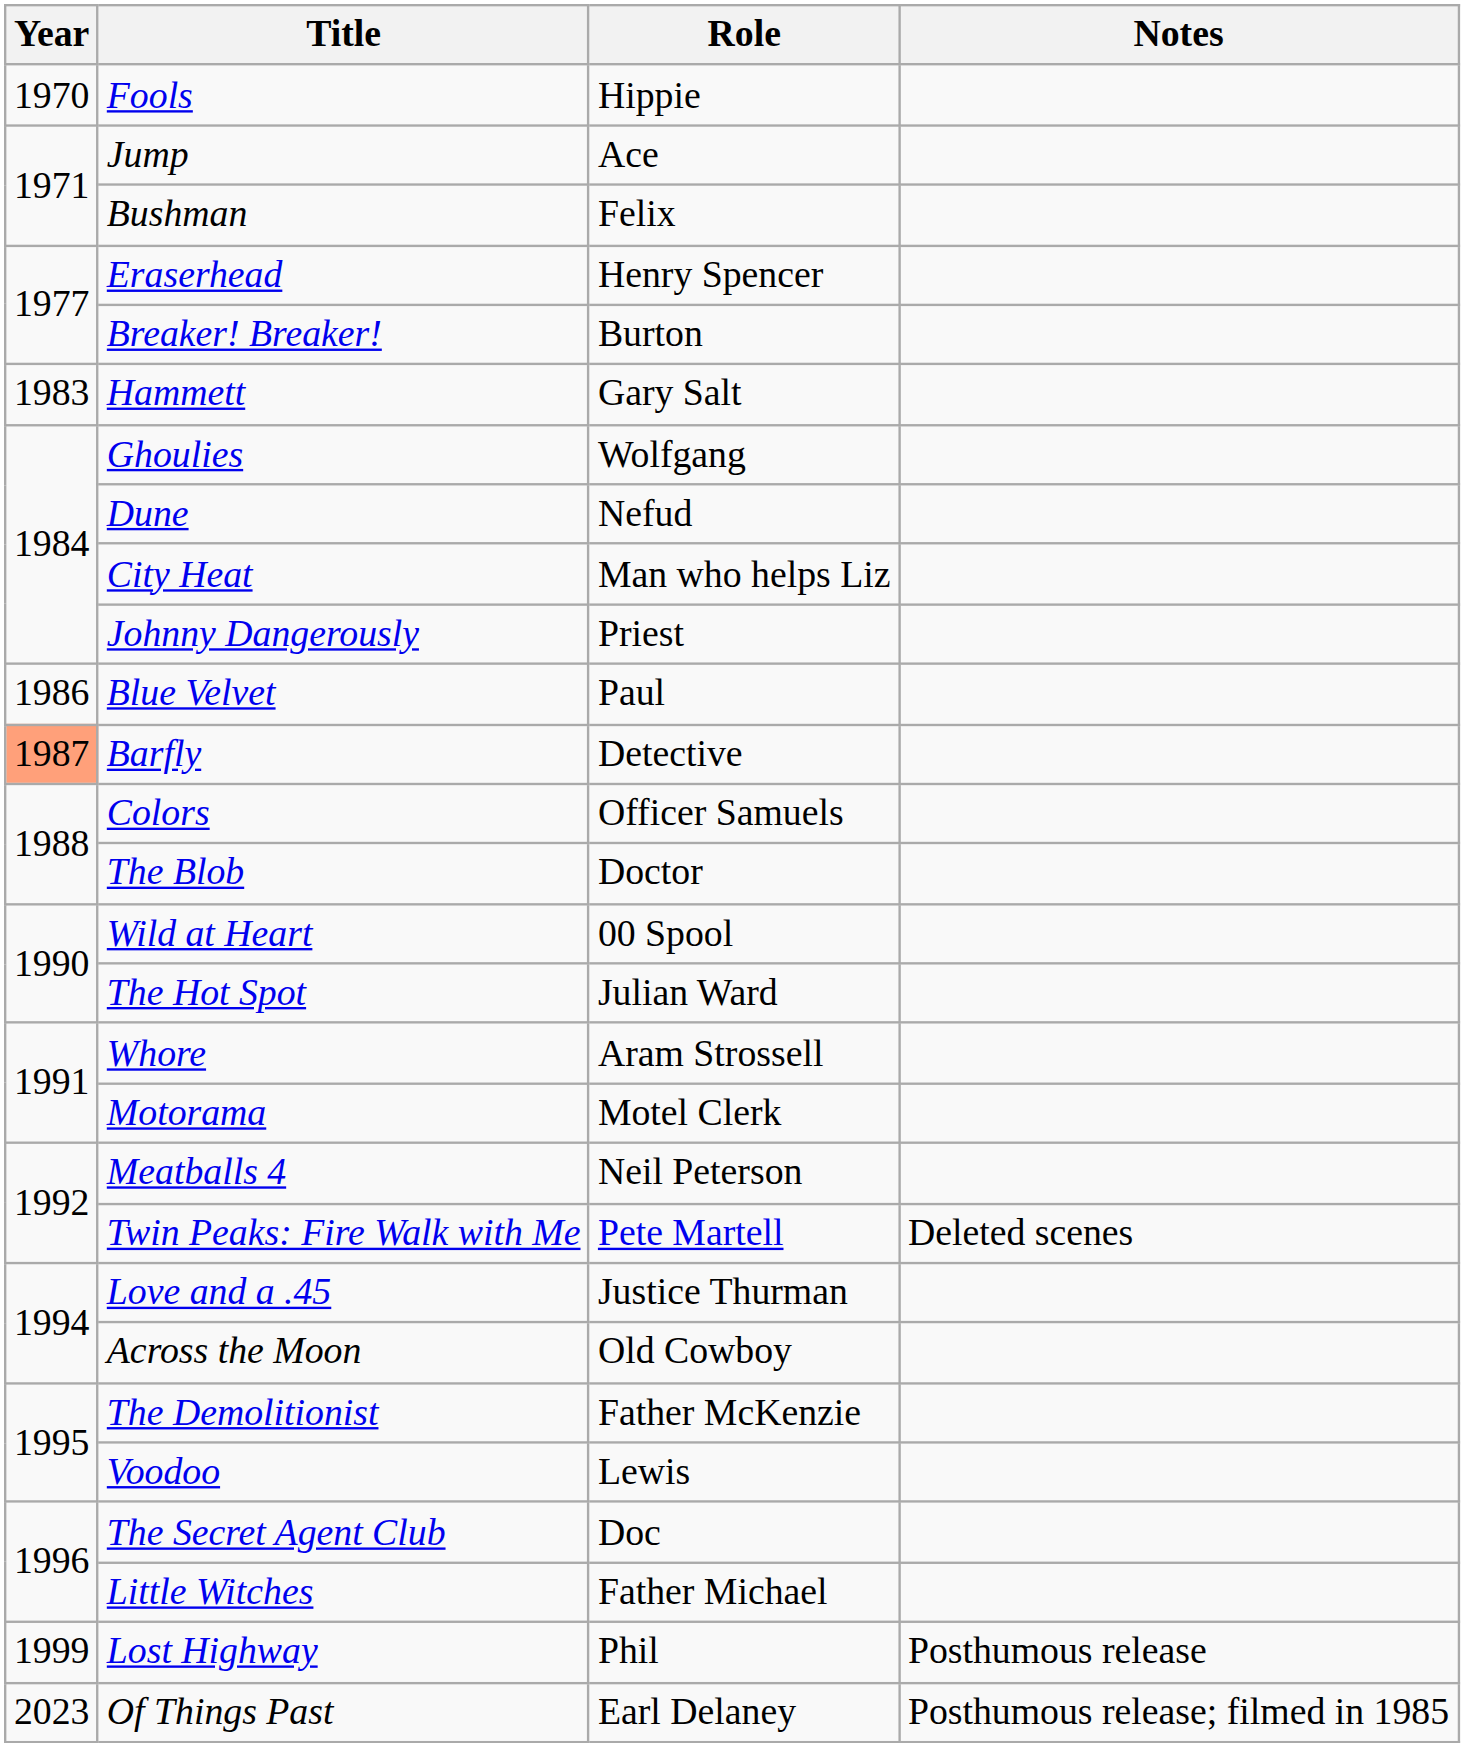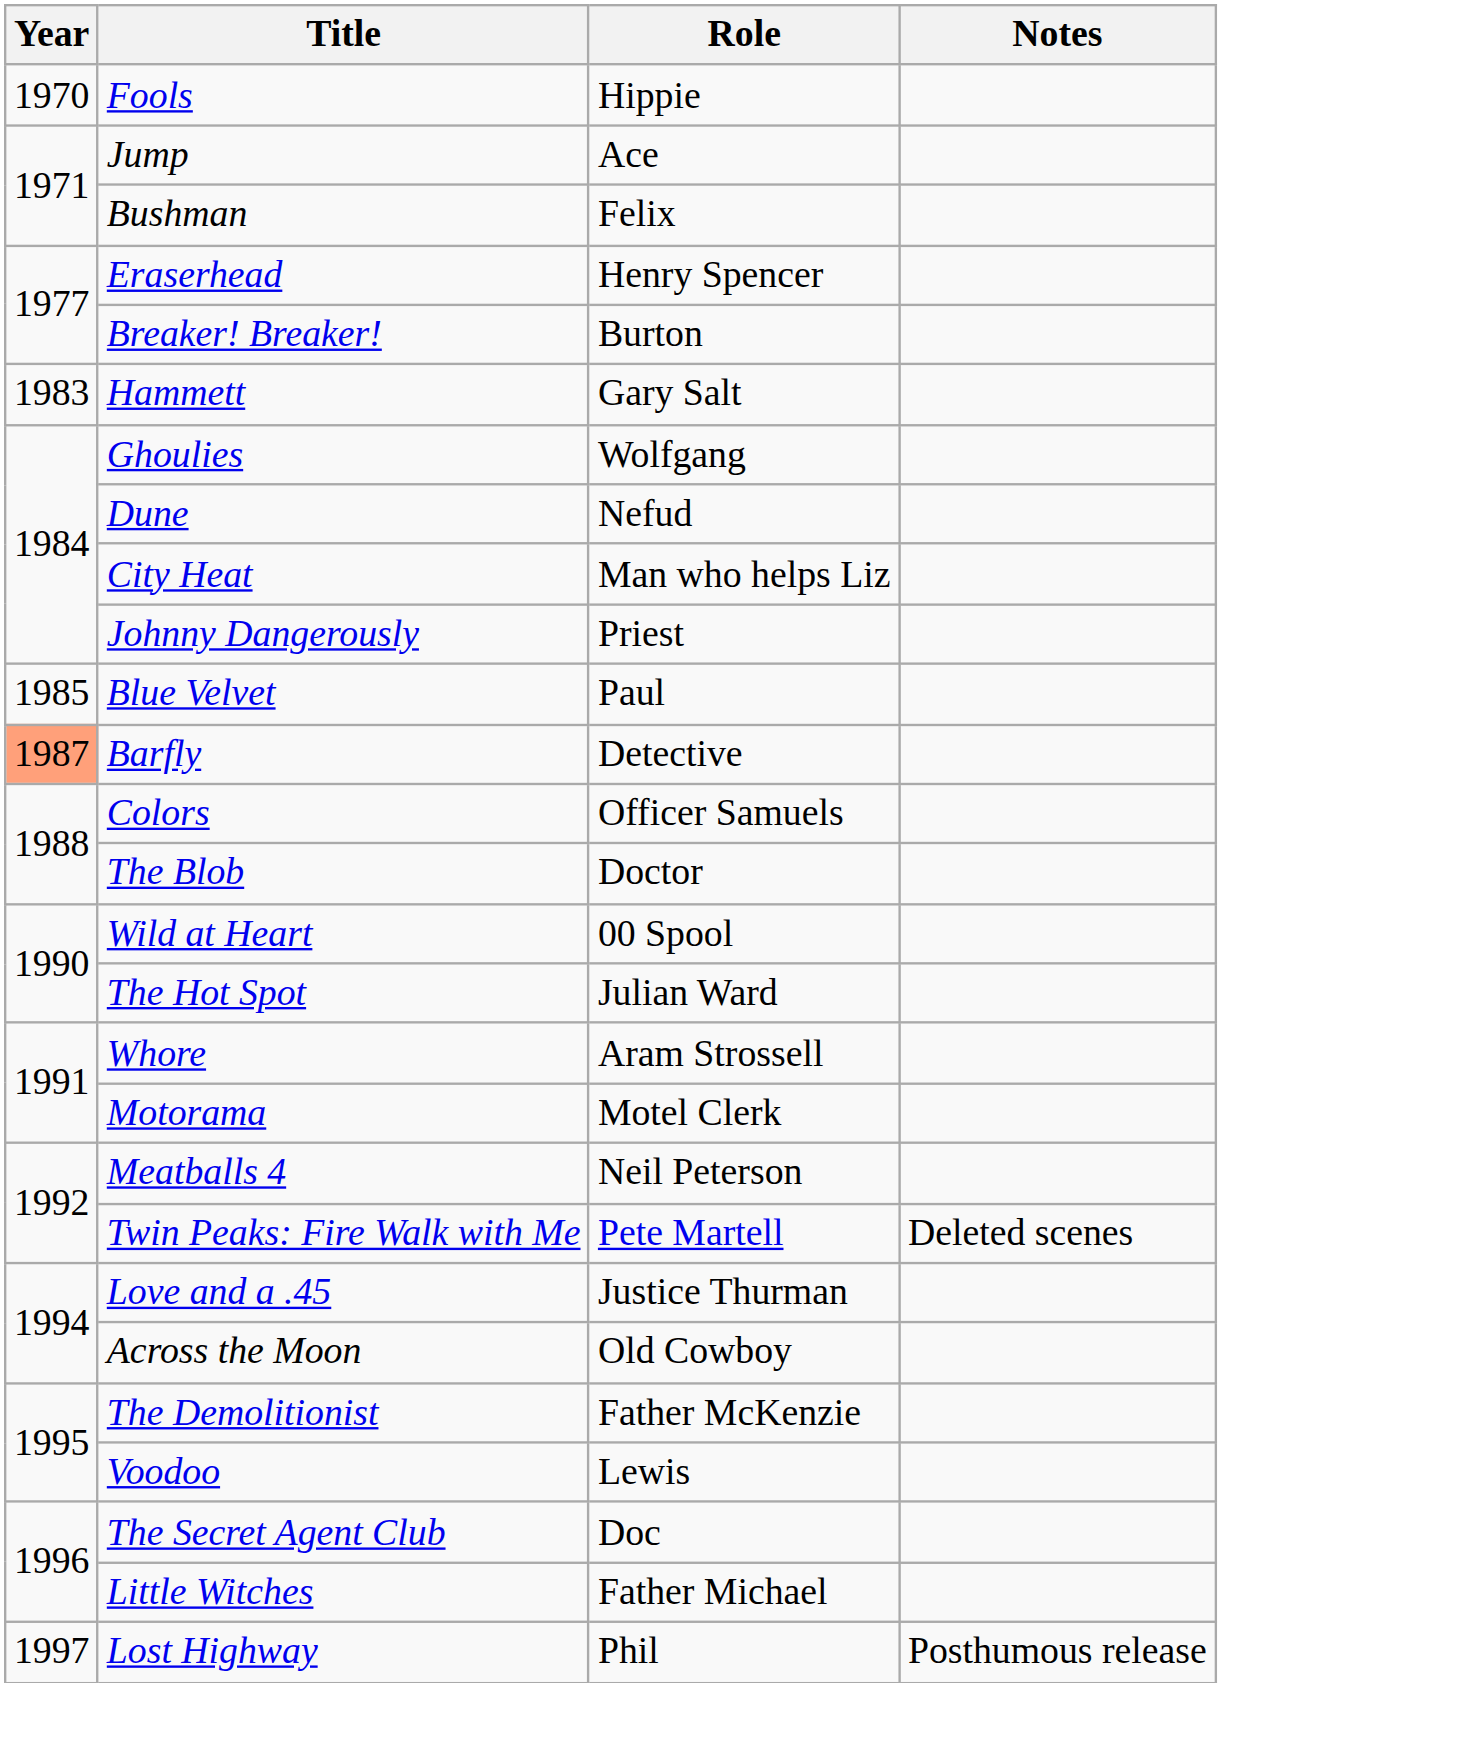(52, 693) 1986 -> (52, 693) 1985
(52, 1651) 1999 -> (52, 1651) 1997
- row: (220, 1711)
